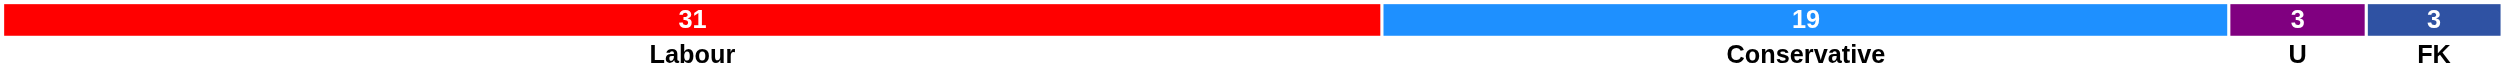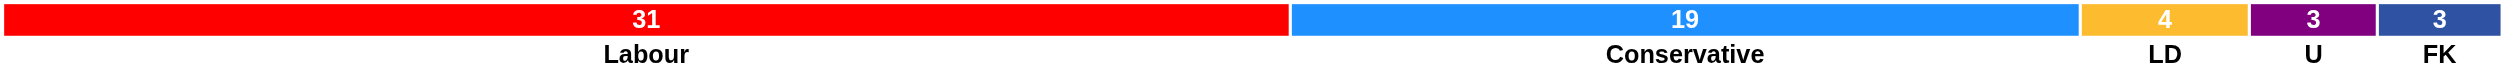+ column: (2165, 19)
